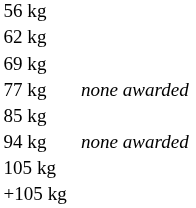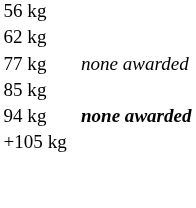- row: (25, 63)
(135, 142) normal -> (136, 115) bold
- row: (30, 168)
